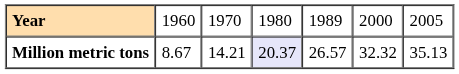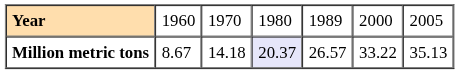(227, 52) 14.21 -> (227, 52) 14.18
(378, 52) 32.32 -> (378, 52) 33.22
